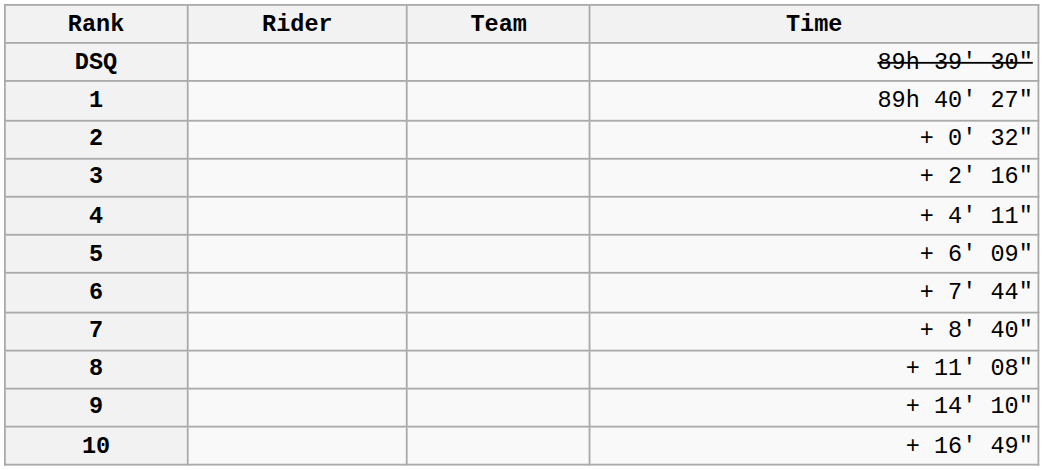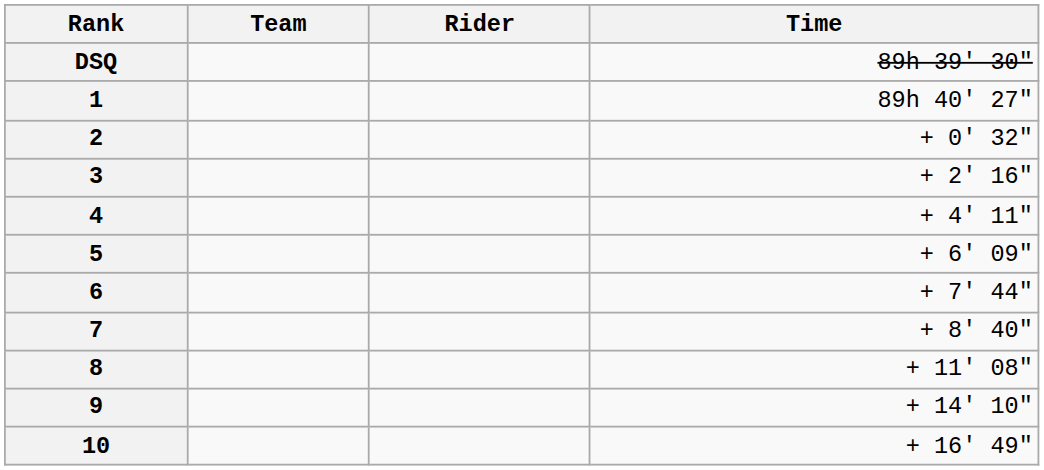columns swapped: (297, 24) <-> (499, 24)
